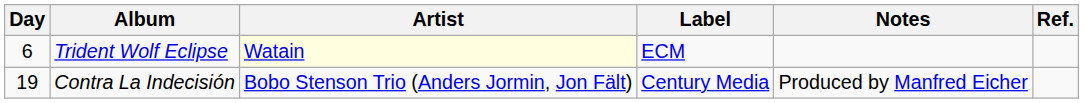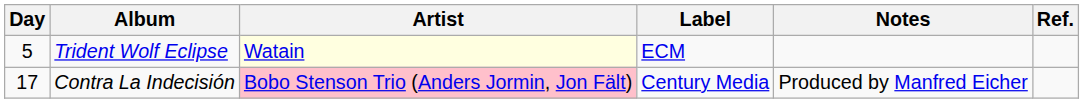(27, 51) 6 -> (27, 51) 5
(27, 82) 19 -> (27, 82) 17
(438, 82) no background -> (438, 82) pink background
